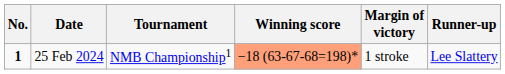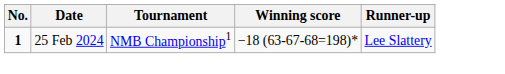- column: (394, 24)
(298, 56) lightsalmon background -> (298, 40) no background
